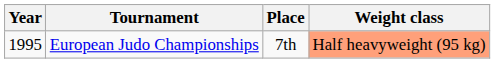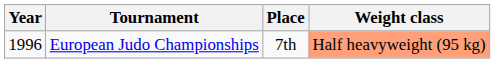(25, 44) 1995 -> (25, 44) 1996
